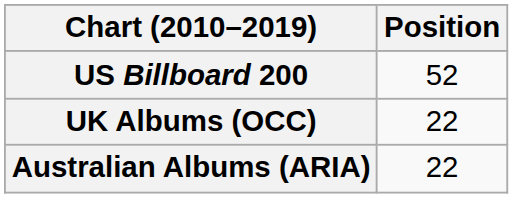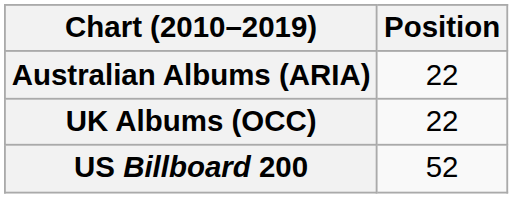rows swapped: (191, 167) <-> (191, 74)
